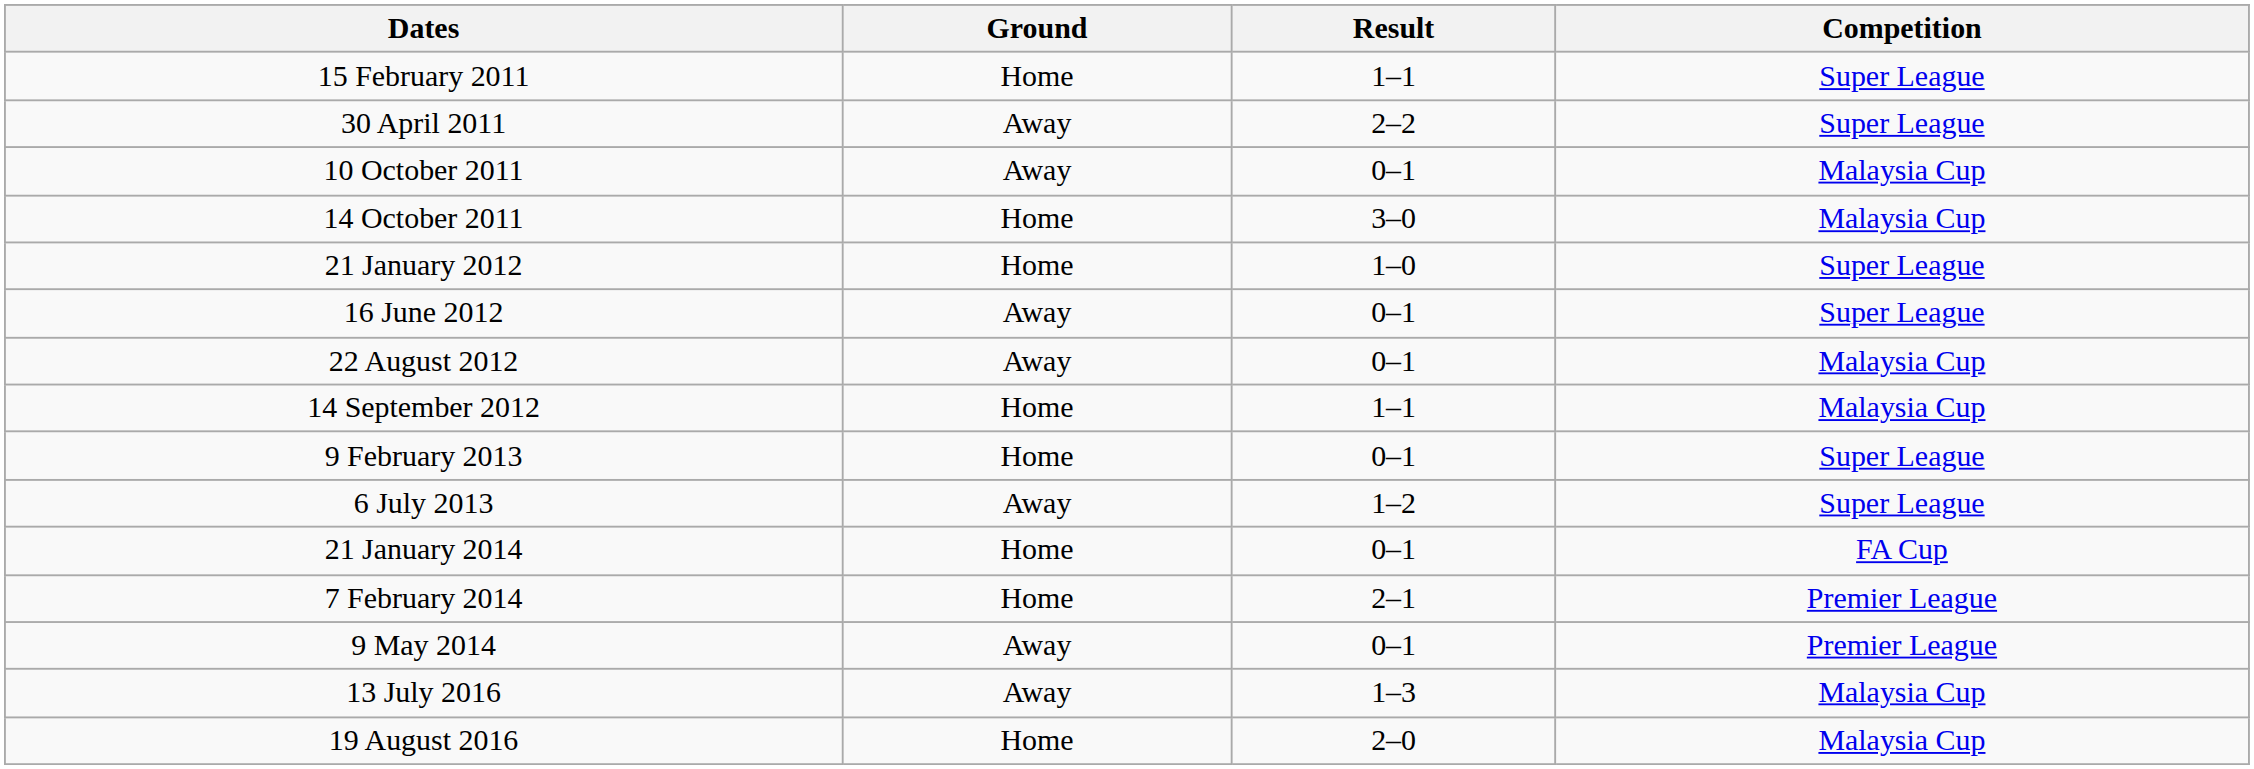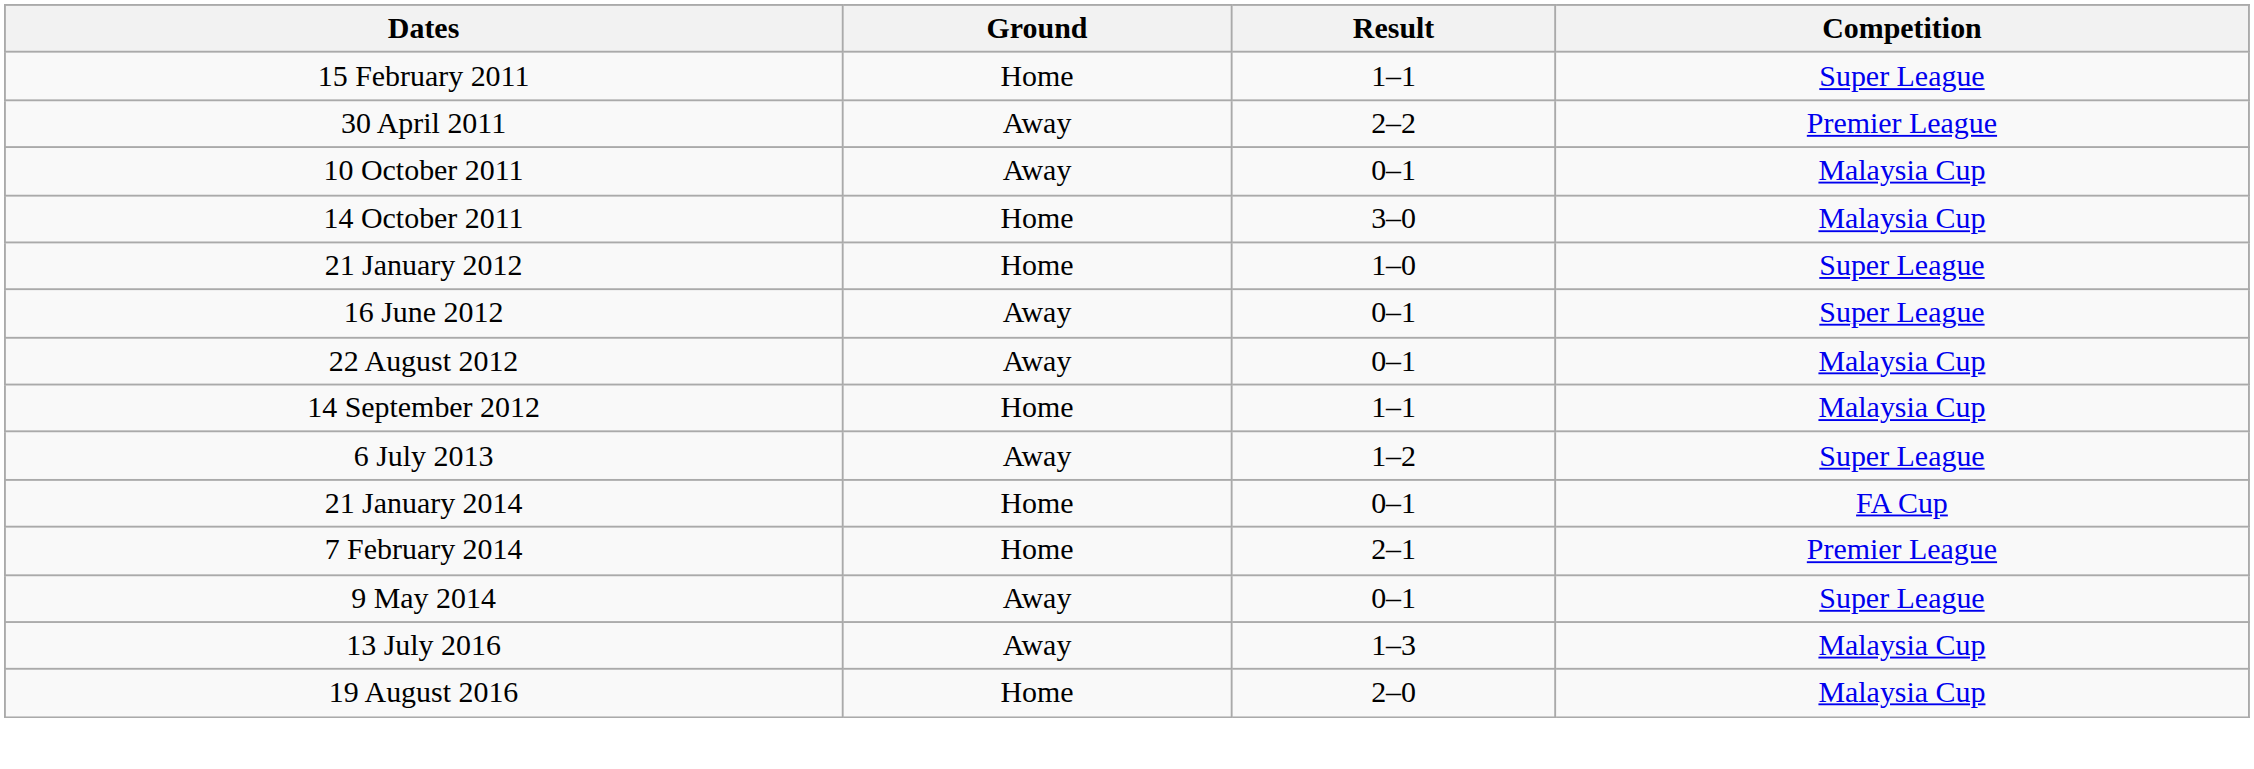(1902, 123) Super League -> (1902, 123) Premier League
- row: (424, 455)
(1902, 645) Premier League -> (1902, 597) Super League
